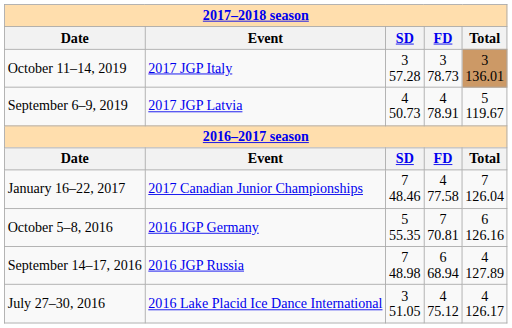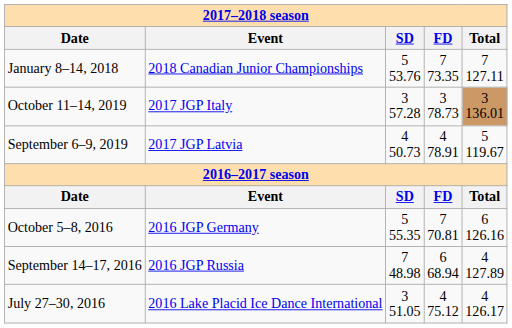+ row: (63, 68)
- row: (67, 189)
